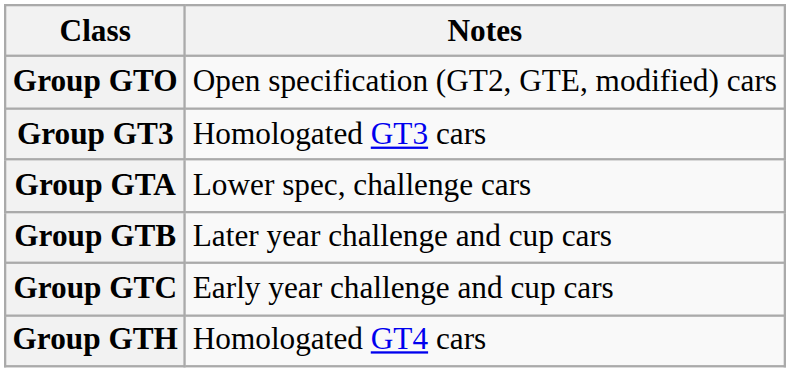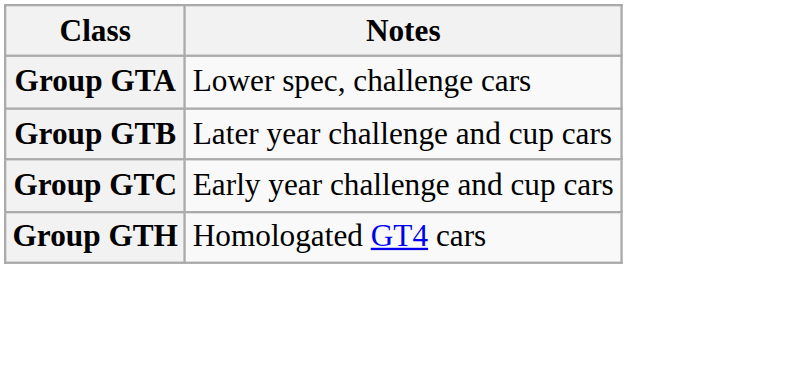- row: (95, 81)
- row: (95, 133)
